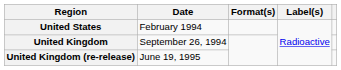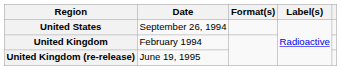(171, 27) February 1994 -> (183, 27) September 26, 1994
(183, 42) September 26, 1994 -> (171, 42) February 1994
